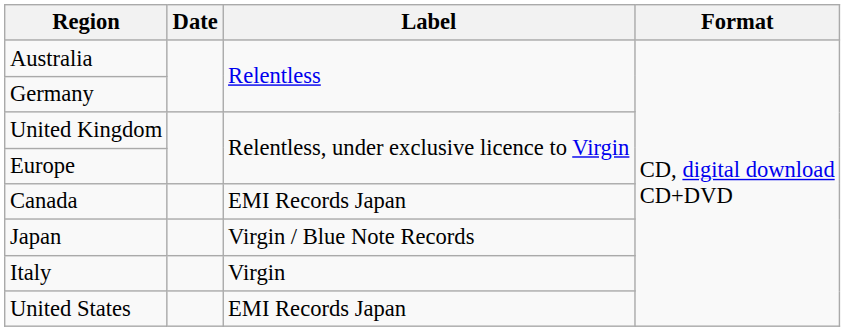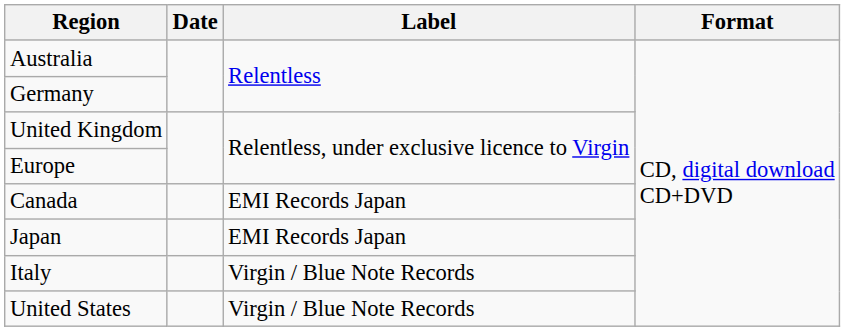(351, 237) Virgin / Blue Note Records -> (317, 237) EMI Records Japan
(257, 272) Virgin -> (351, 272) Virgin / Blue Note Records
(317, 308) EMI Records Japan -> (351, 308) Virgin / Blue Note Records
